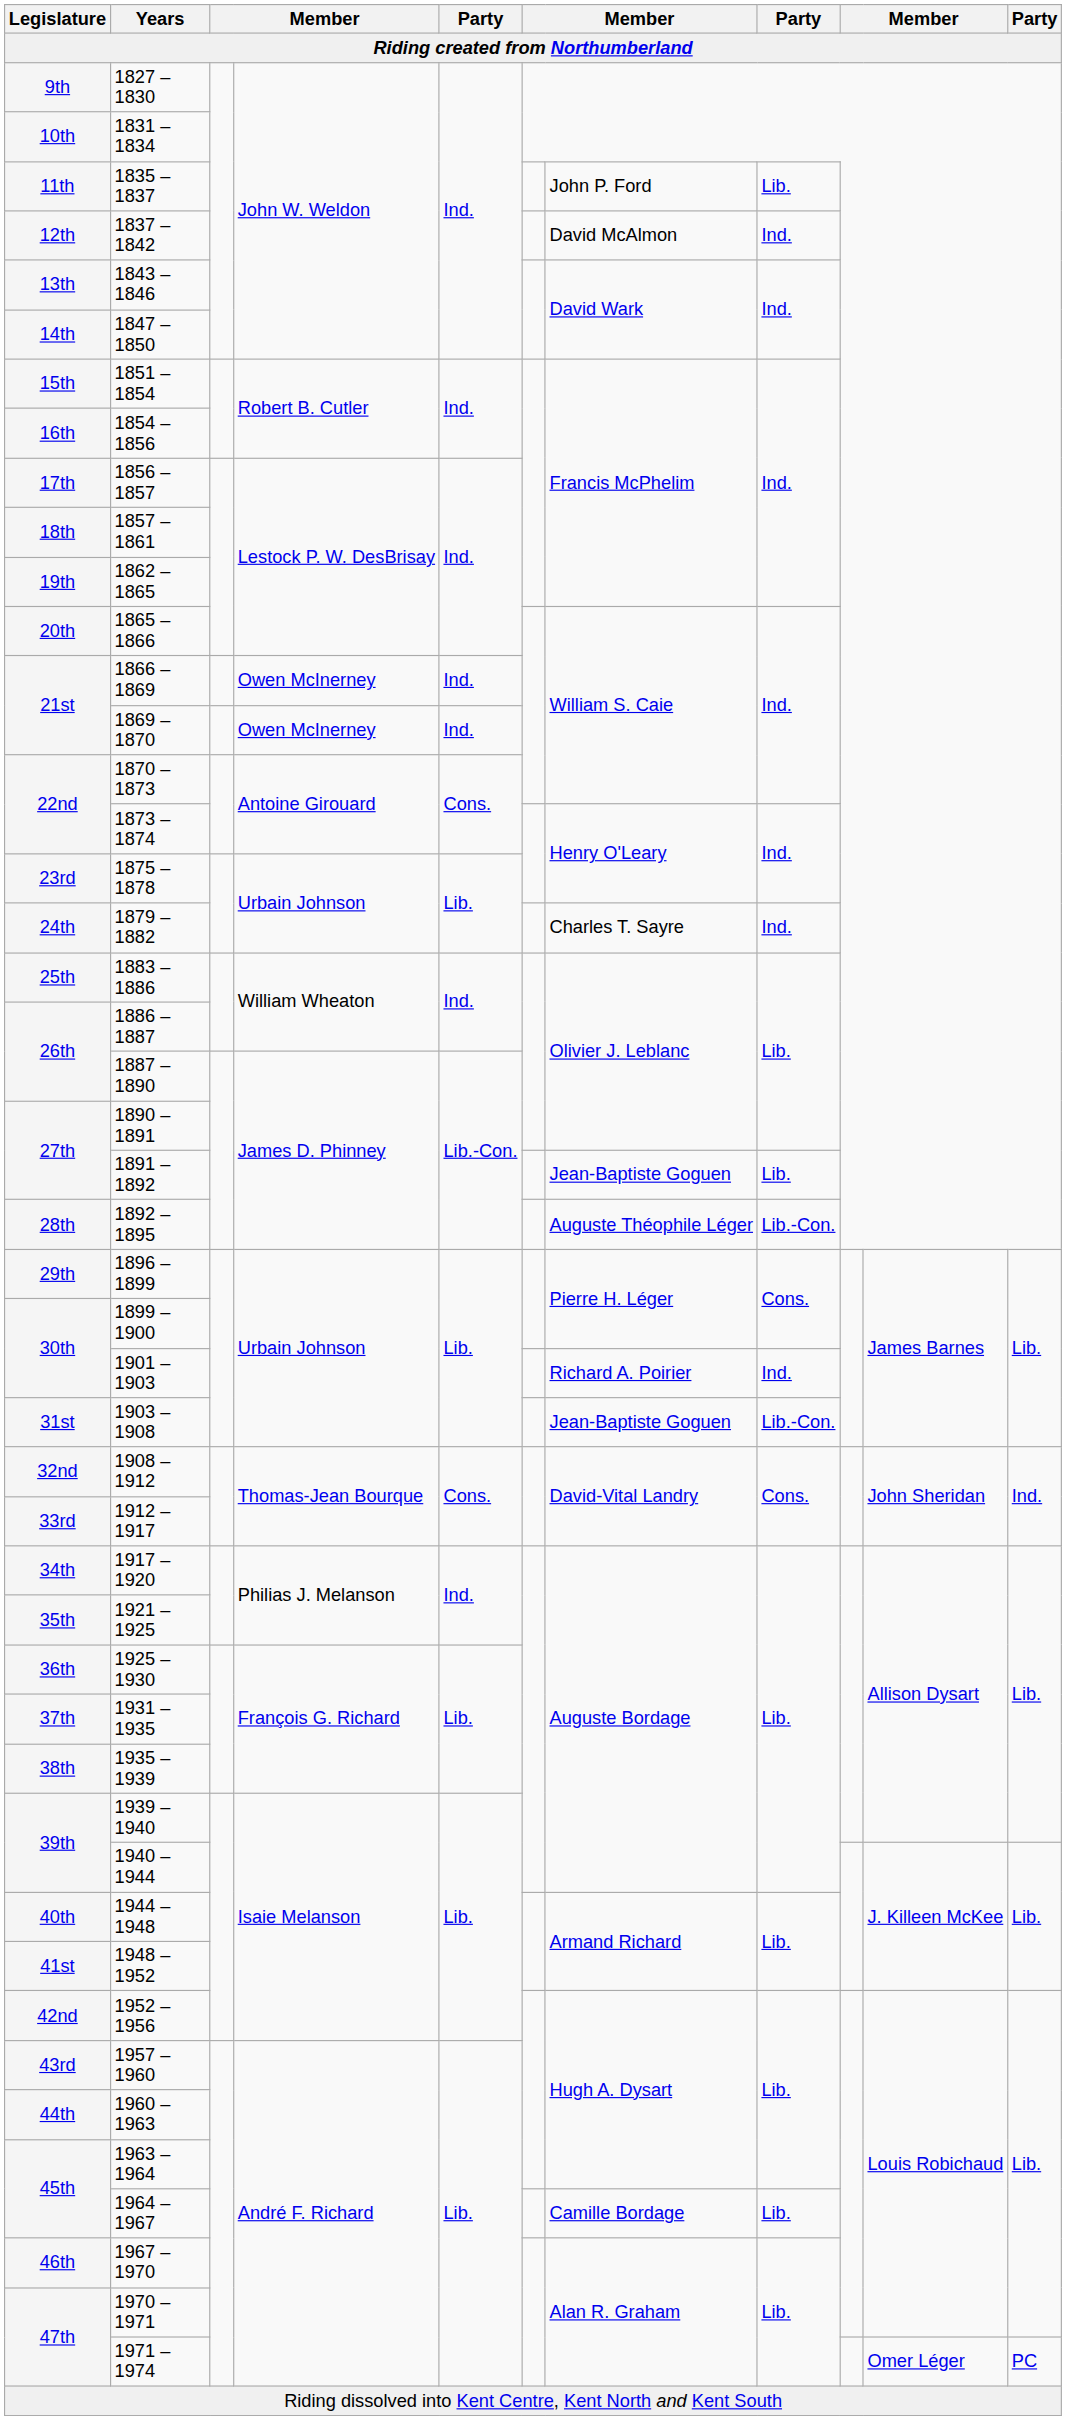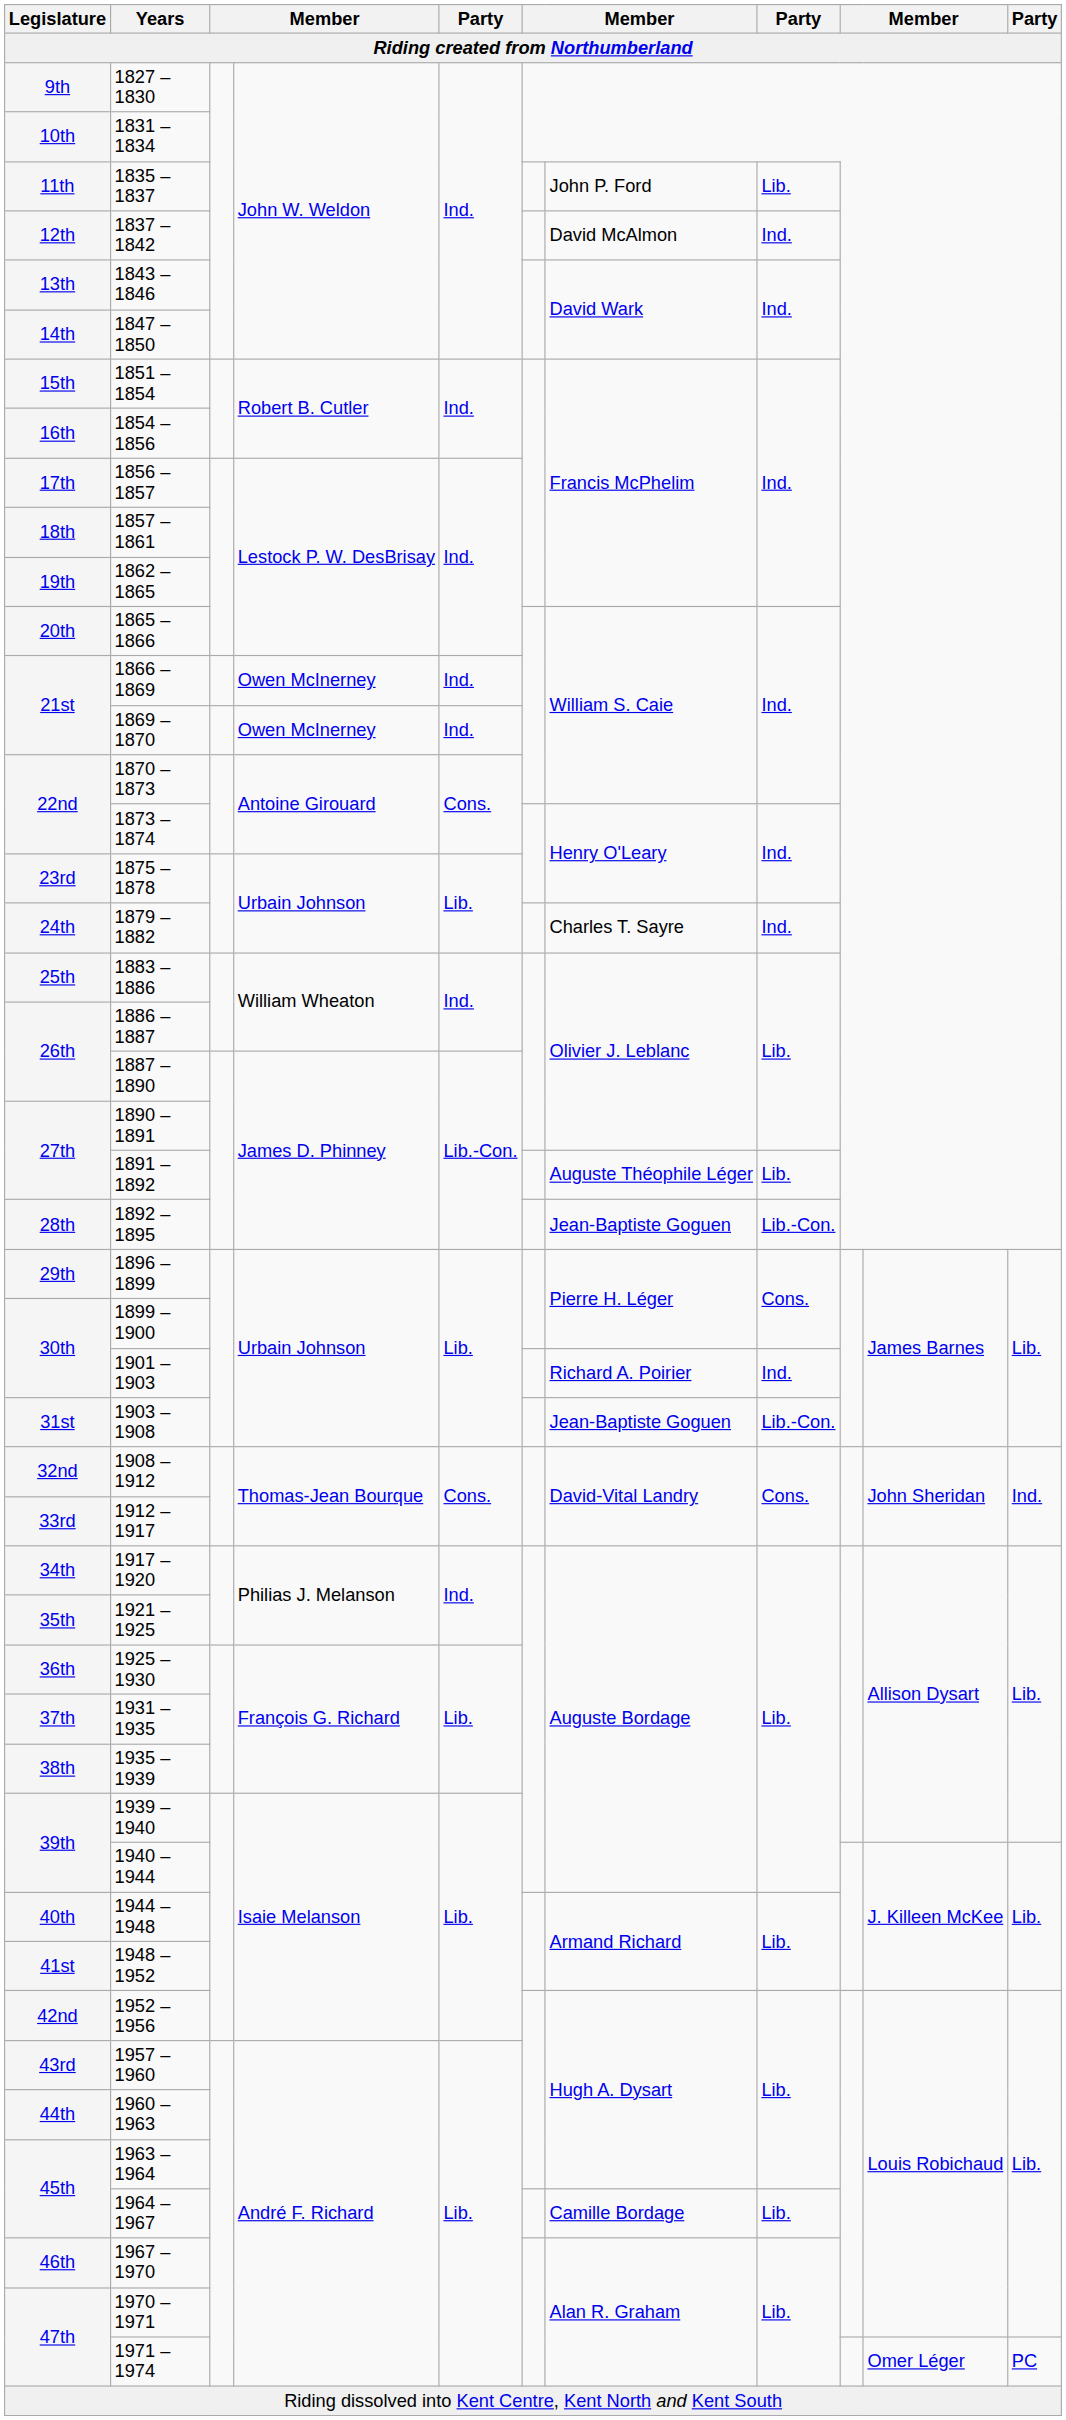(640, 1174) Jean-Baptiste Goguen -> (651, 1174) Auguste Théophile Léger
(651, 1224) Auguste Théophile Léger -> (640, 1224) Jean-Baptiste Goguen
